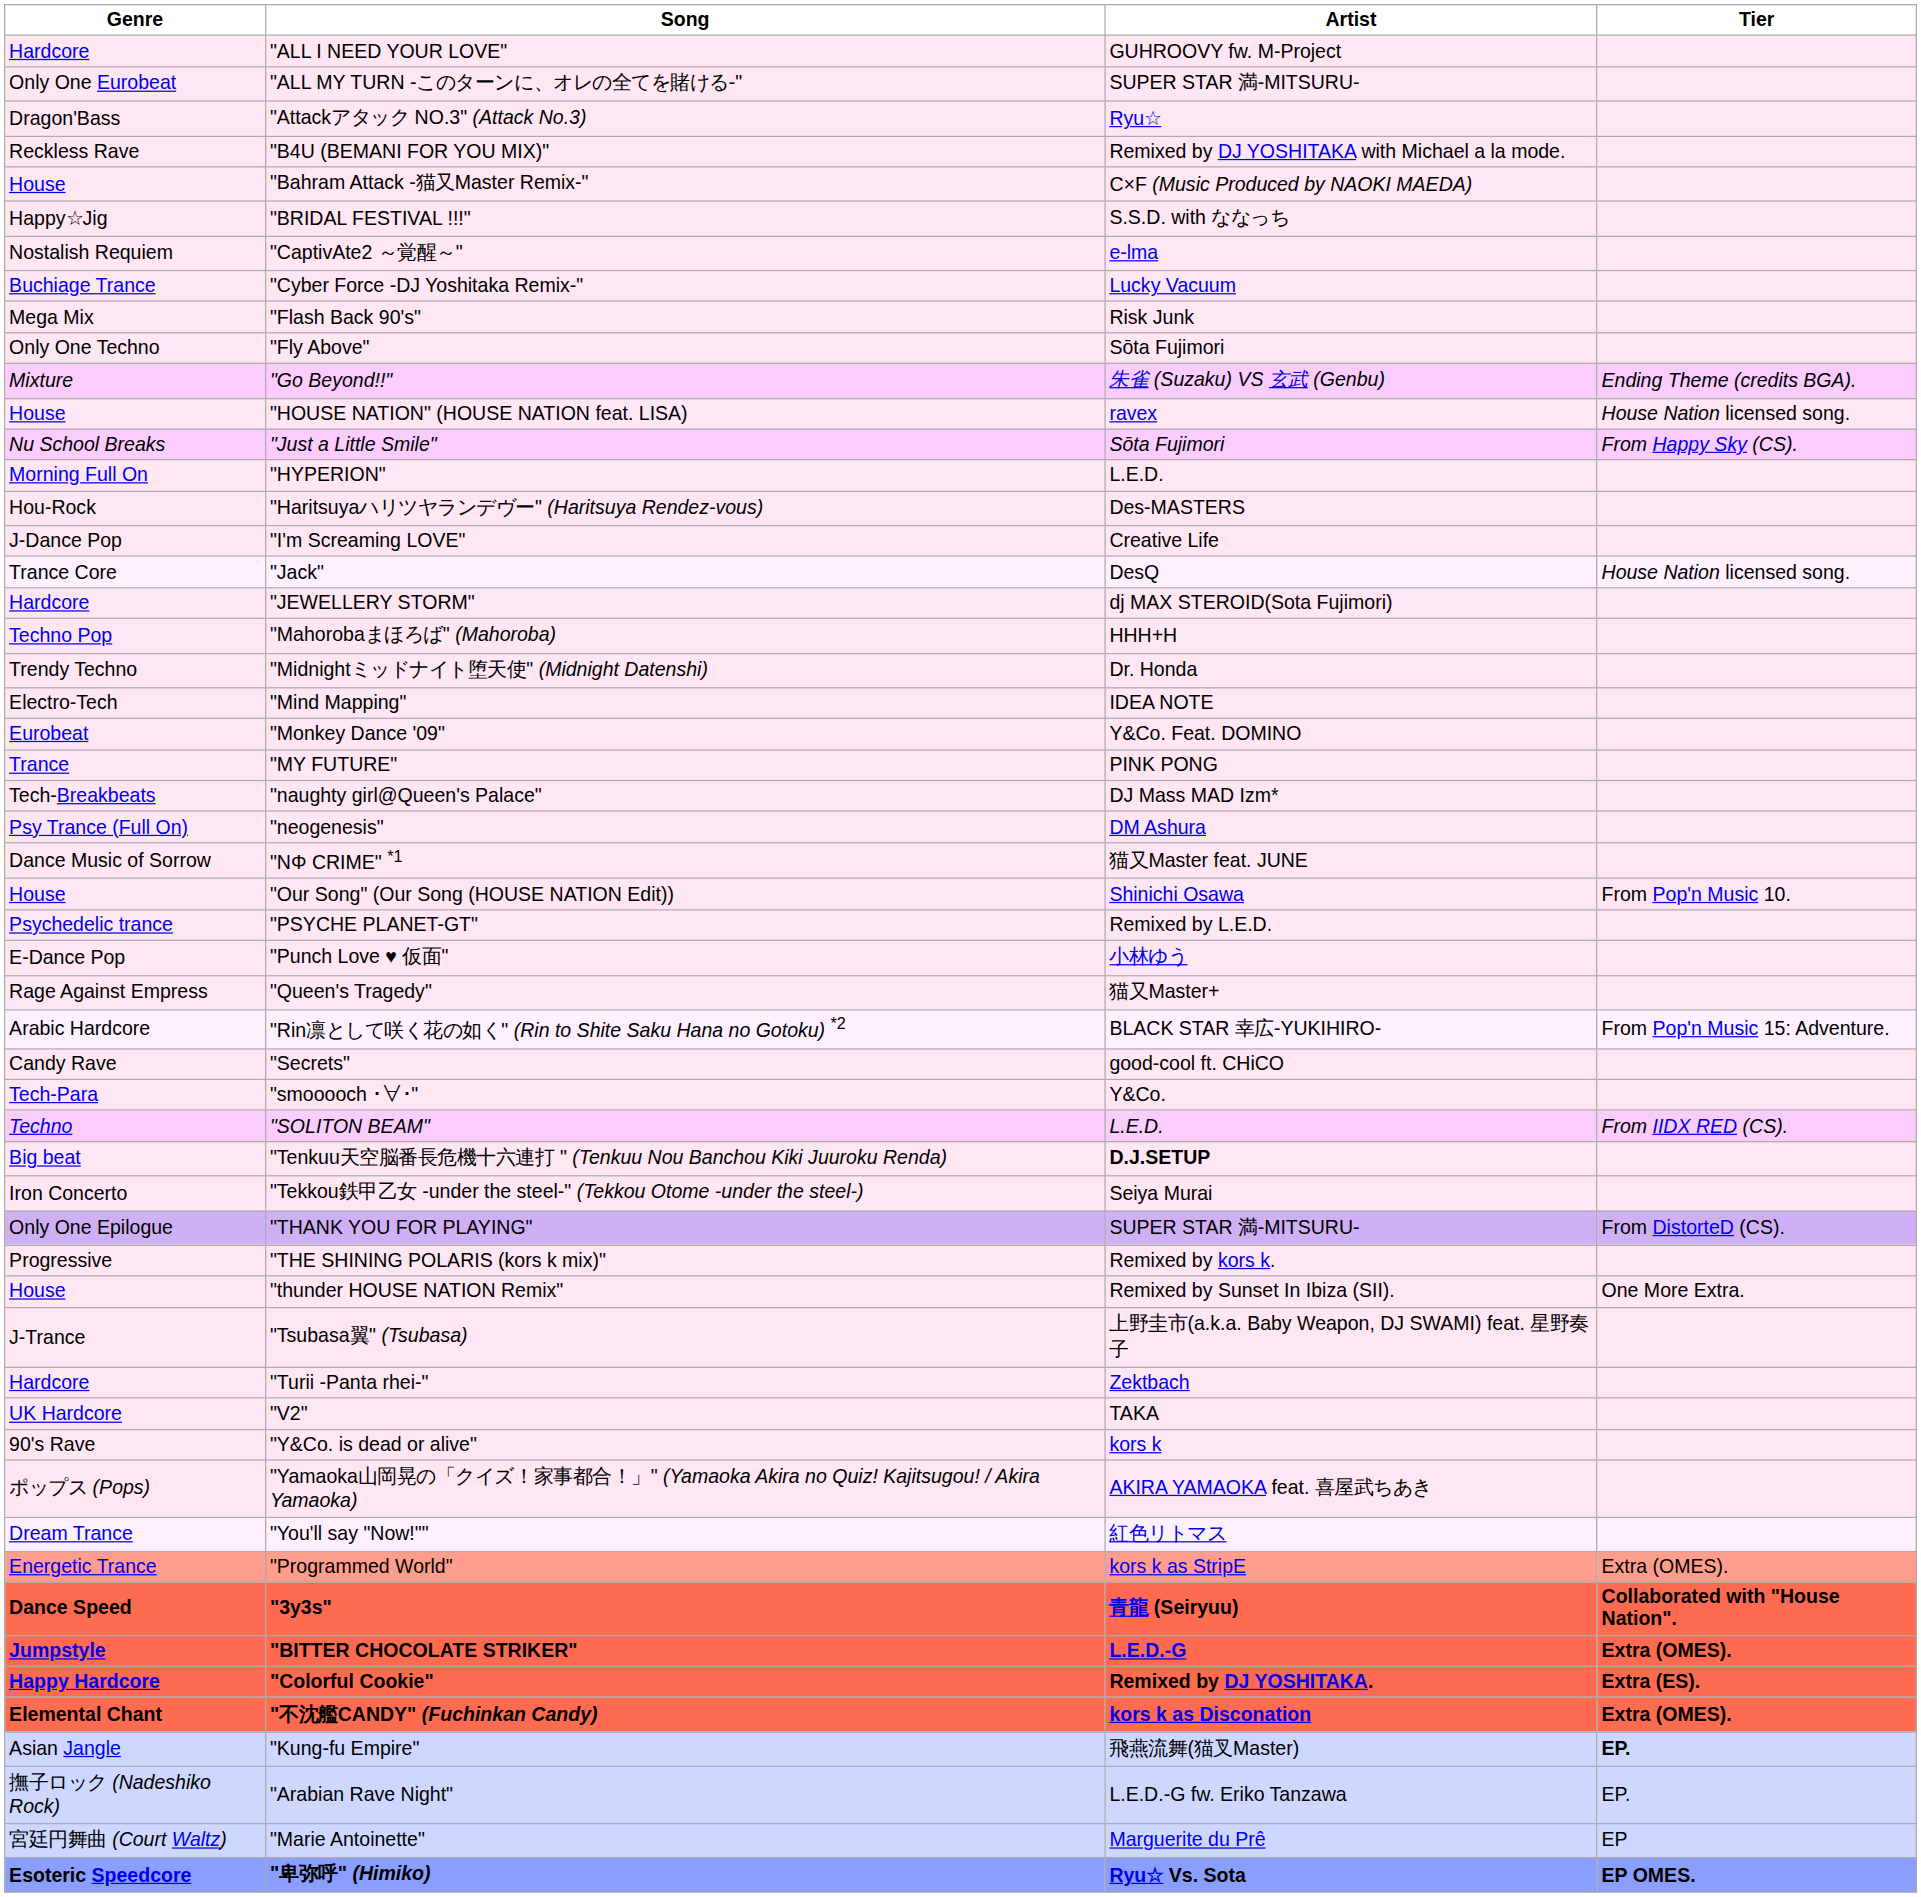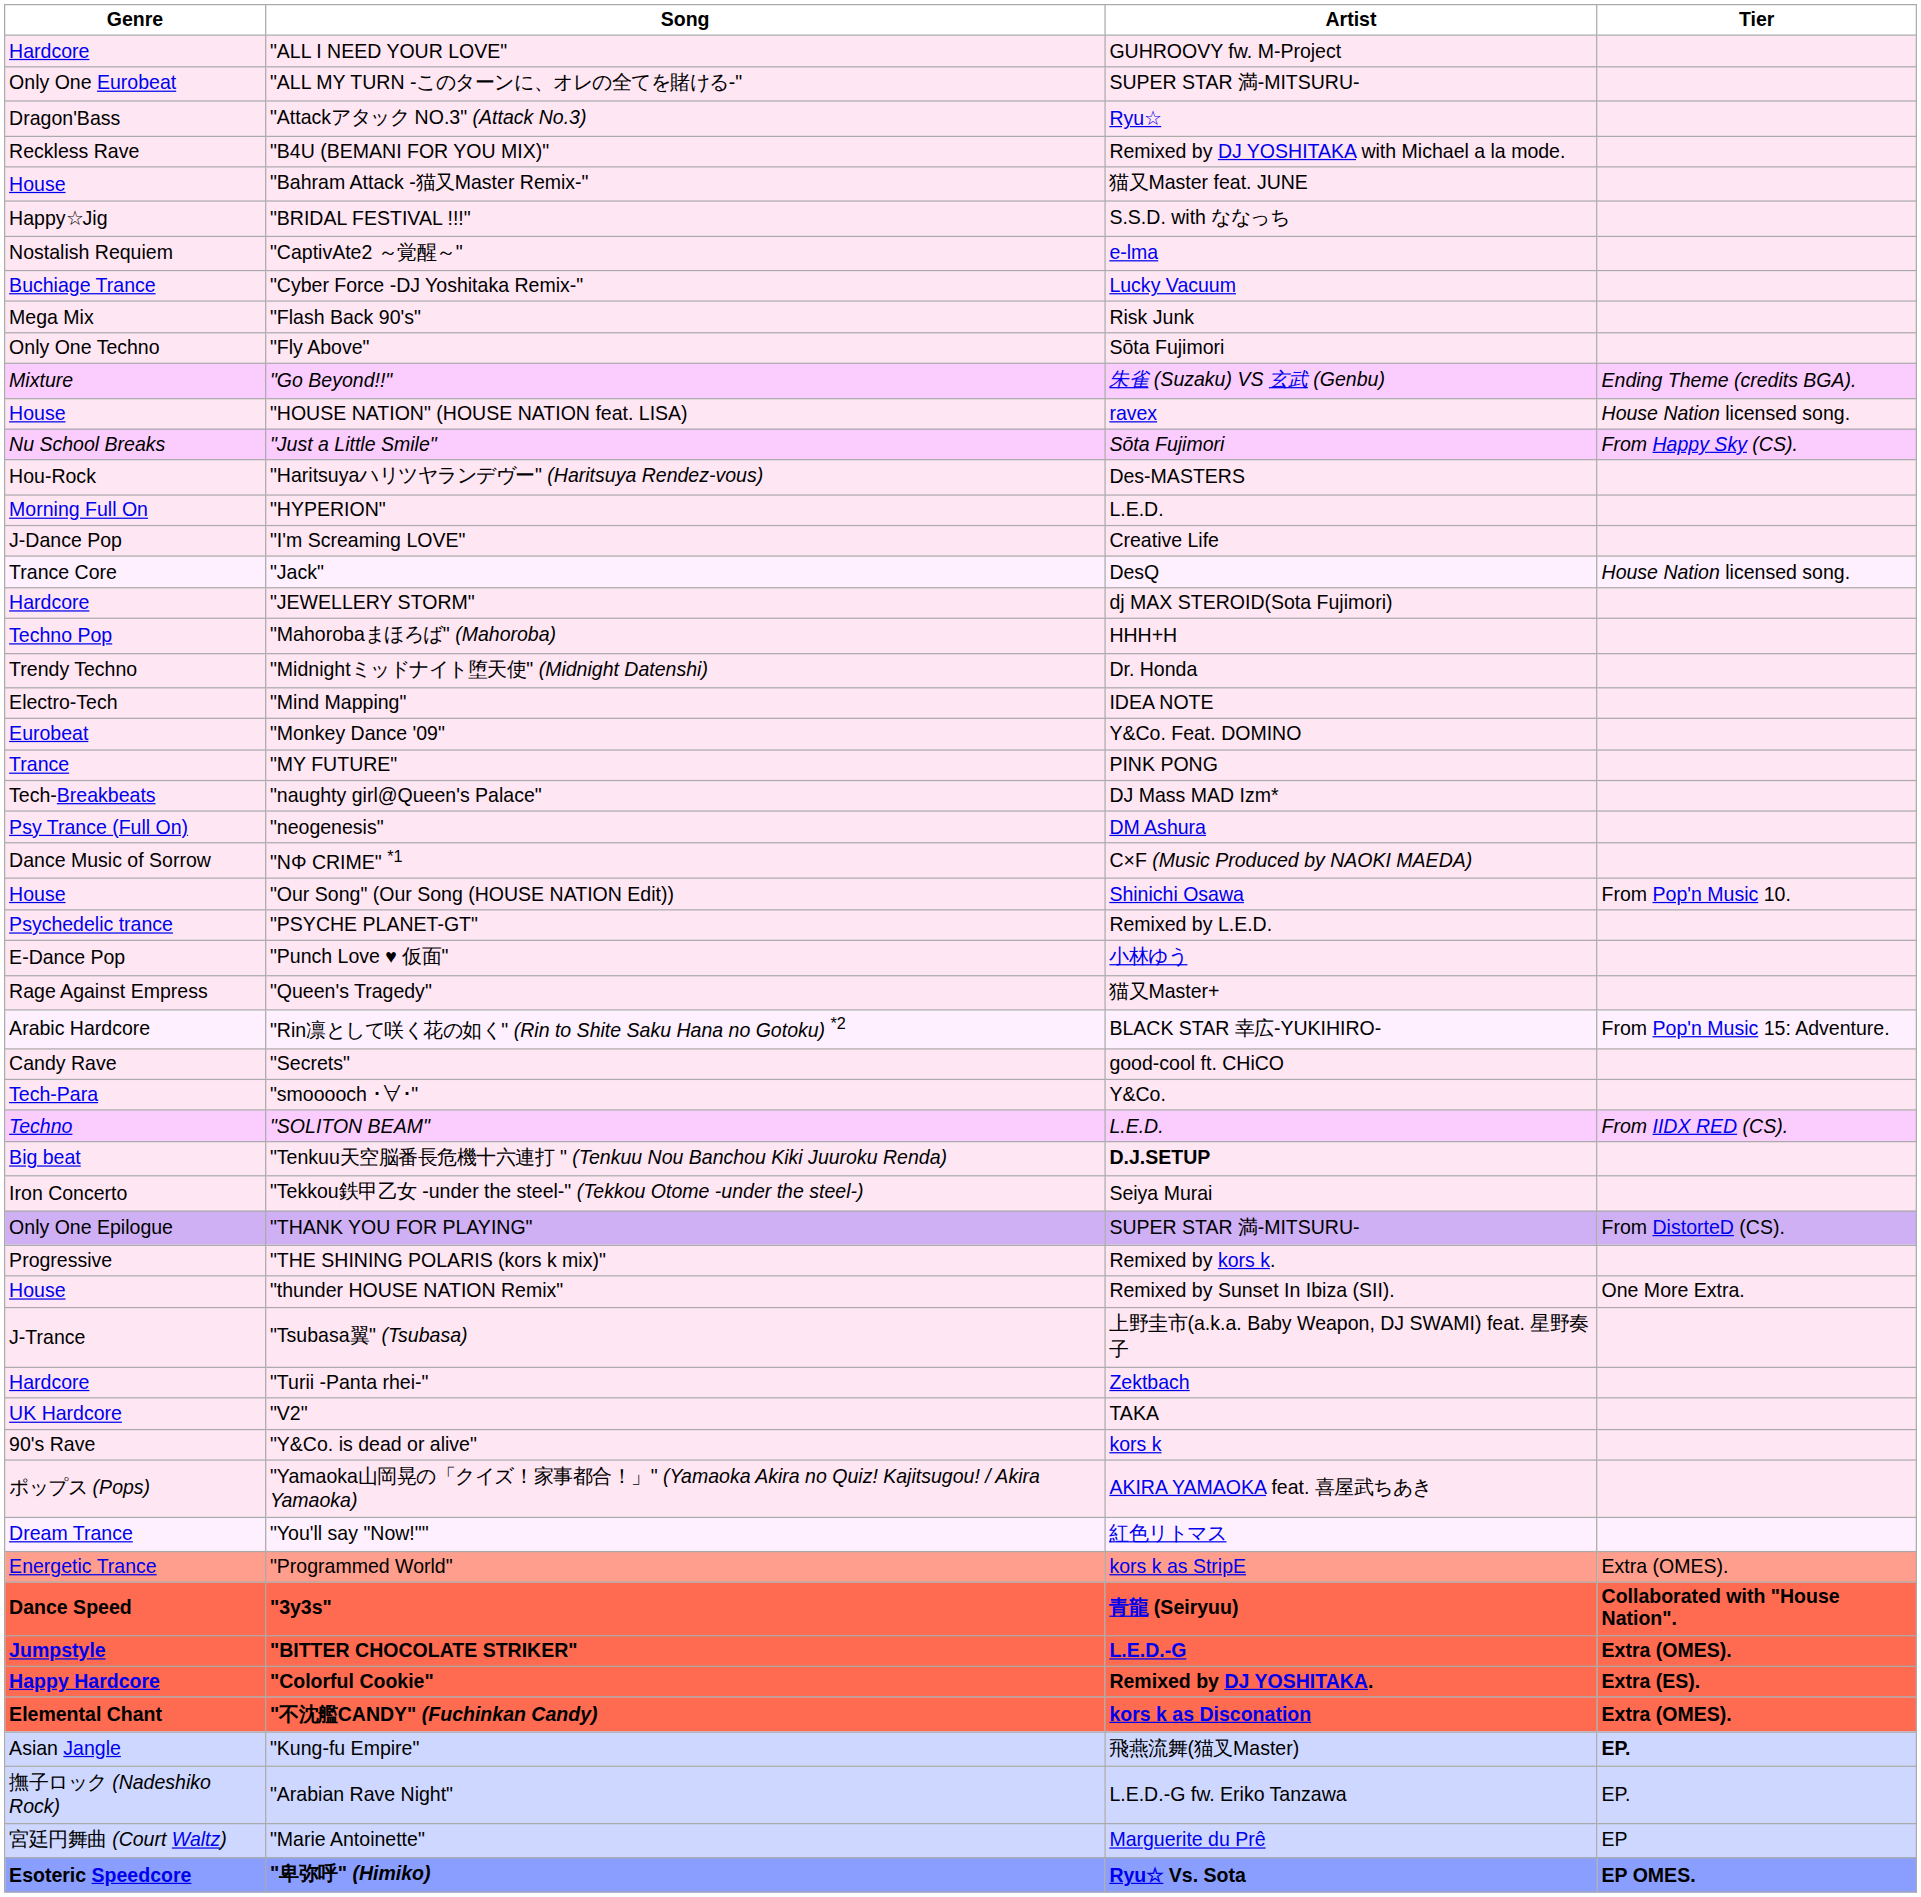(1291, 183) C×F (Music Produced by NAOKI MAEDA) -> (1209, 183) 猫又Master feat. JUNE
rows swapped: (517, 507) <-> (328, 475)
(1209, 859) 猫又Master feat. JUNE -> (1291, 860) C×F (Music Produced by NAOKI MAEDA)
